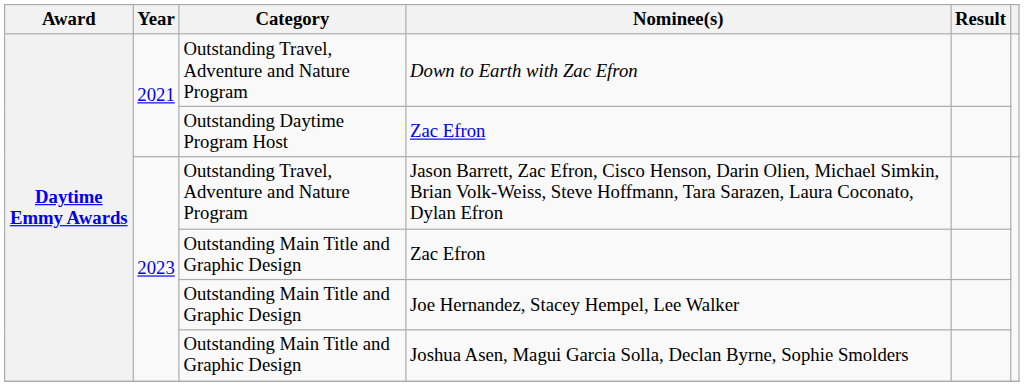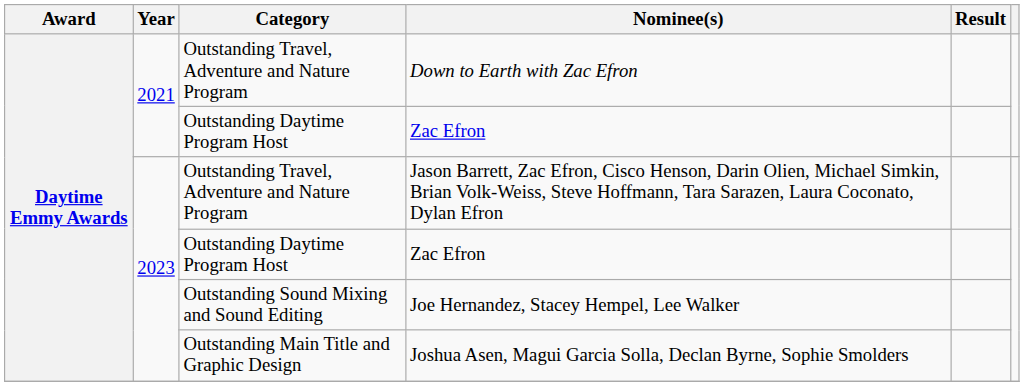(287, 253) Outstanding Main Title and Graphic Design -> (264, 253) Outstanding Daytime Program Host
(287, 304) Outstanding Main Title and Graphic Design -> (285, 304) Outstanding Sound Mixing and Sound Editing
